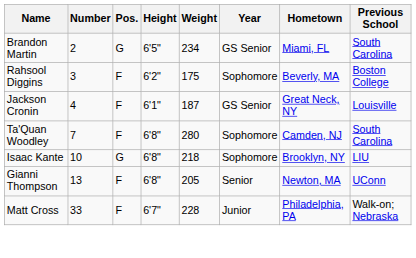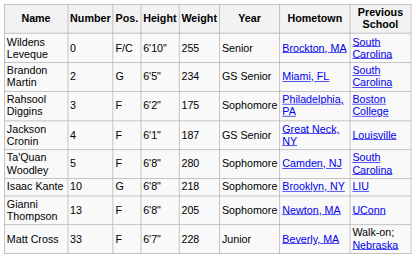+ row: (27, 48)
(311, 77) Beverly, MA -> (313, 106) Philadelphia, PA
(73, 135) 7 -> (73, 164) 5
(237, 181) Senior -> (250, 210) Sophomore
(313, 210) Philadelphia, PA -> (311, 239) Beverly, MA
